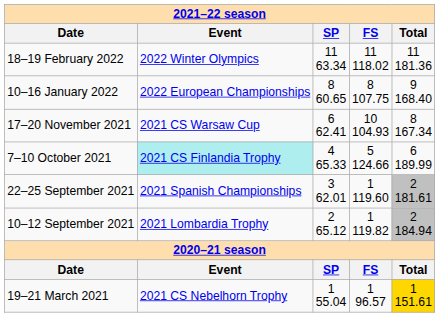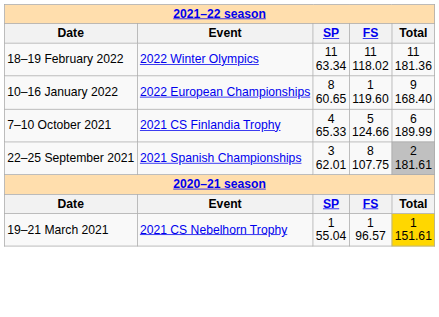(370, 92) 8 107.75 -> (370, 92) 1 119.60
- row: (69, 125)
(210, 158) paleturquoise background -> (210, 125) no background
(370, 191) 1 119.60 -> (370, 158) 8 107.75
- row: (71, 224)
